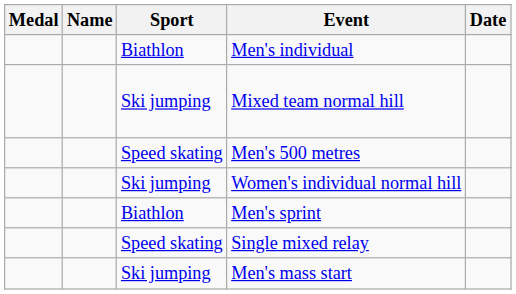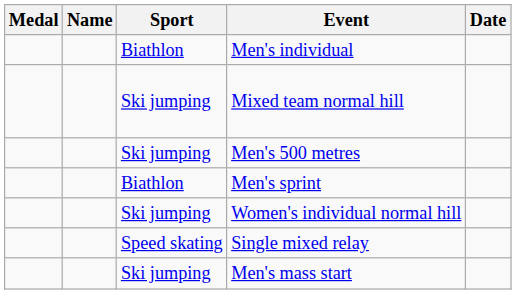(172, 153) Speed skating -> (166, 153) Ski jumping
rows swapped: (276, 213) <-> (346, 183)
